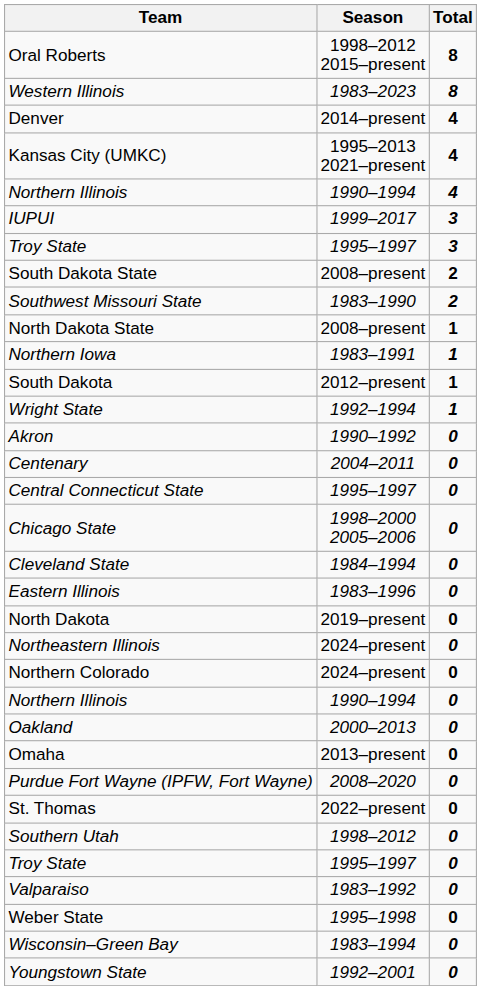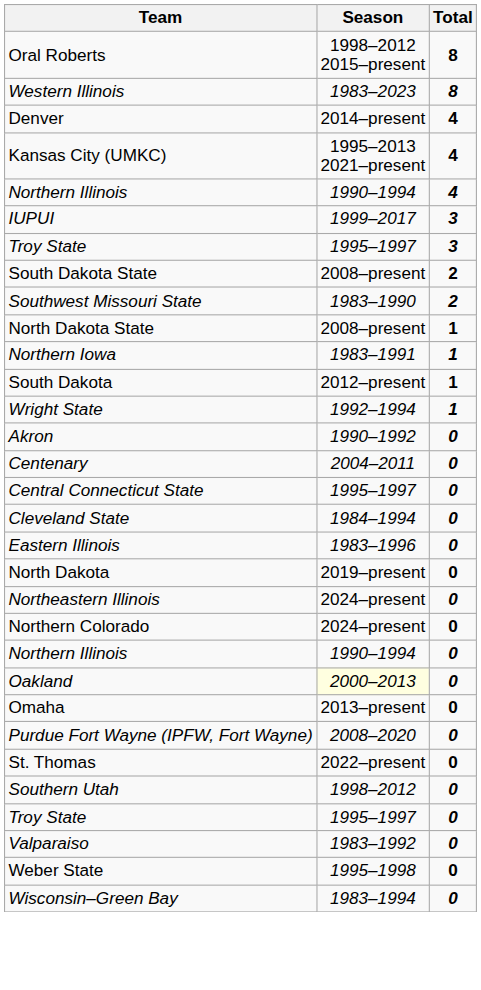- row: (62, 527)
(373, 727) no background -> (373, 681) lightyellow background
- row: (77, 971)
